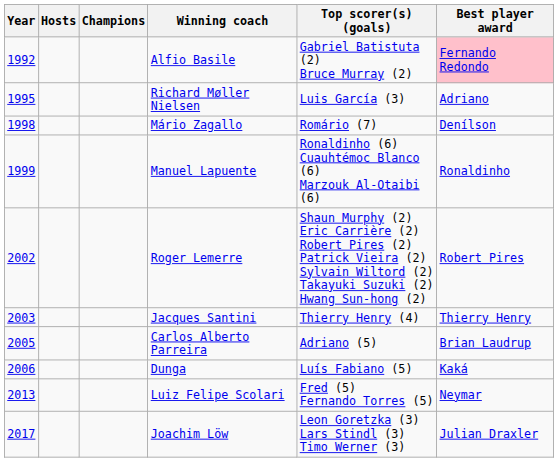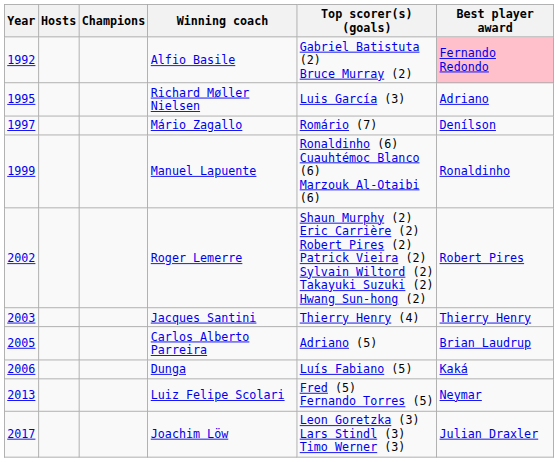(21, 125) 1998 -> (21, 125) 1997
